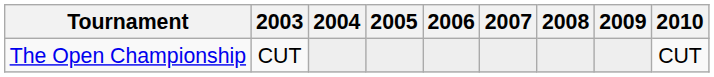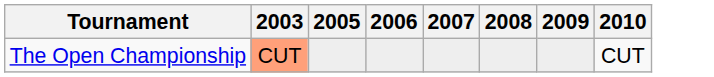- column: (337, 22)
(280, 55) no background -> (280, 55) lightsalmon background
